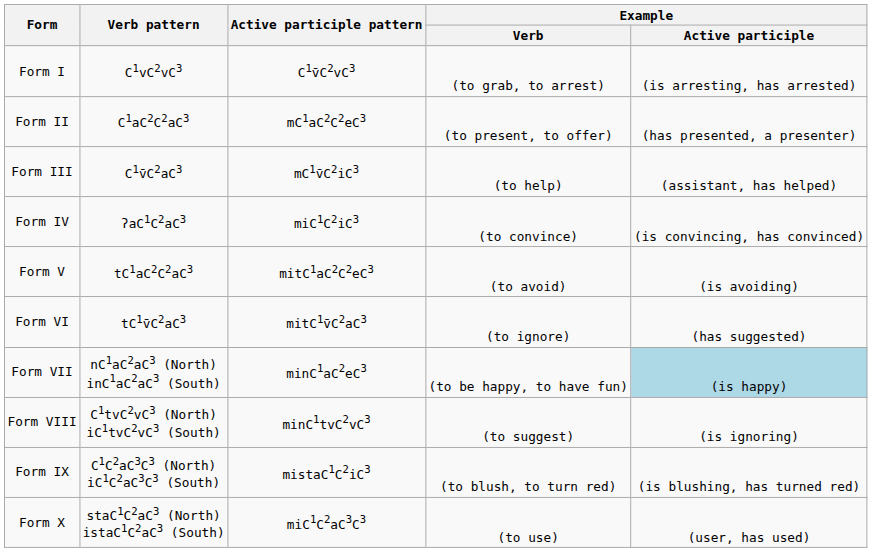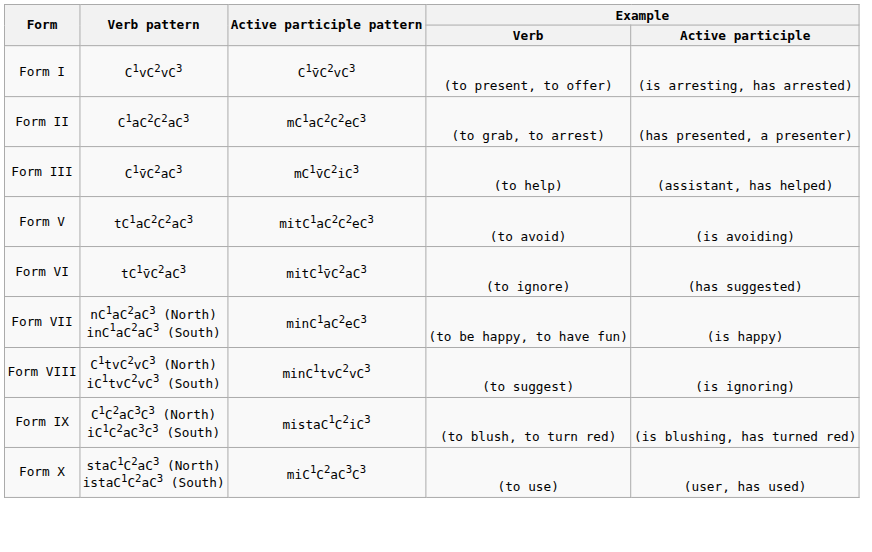(528, 86) (to grab, to arrest) -> (528, 86) (to present, to offer)
(528, 136) (to present, to offer) -> (528, 136) (to grab, to arrest)
- row: (42, 222)
(749, 387) lightblue background -> (745, 337) no background
